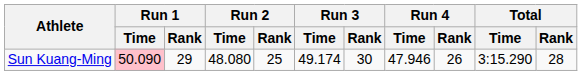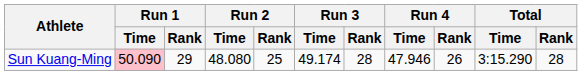(364, 60) 30 -> (364, 60) 28
